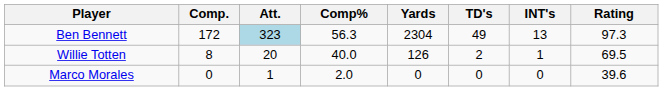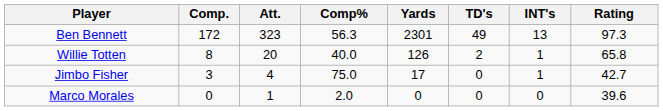(270, 34) lightblue background -> (270, 34) no background
(418, 34) 2304 -> (418, 34) 2301
(614, 55) 69.5 -> (614, 55) 65.8
+ row: (91, 75)
